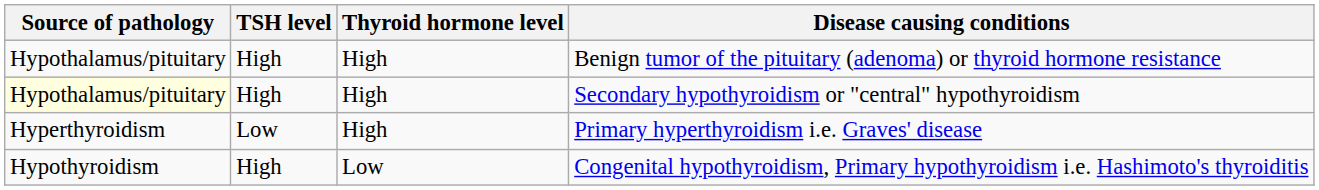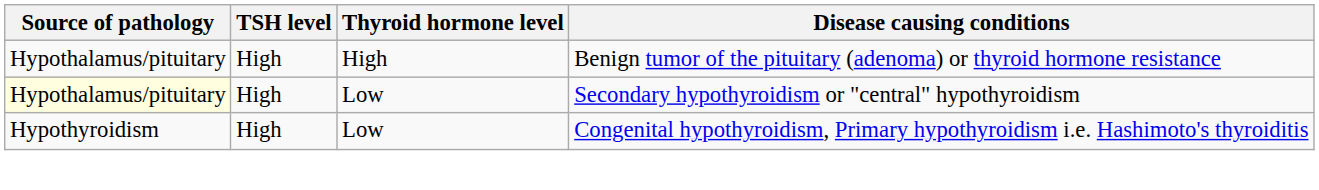(365, 94) High -> (363, 94) Low
- row: (778, 130)
